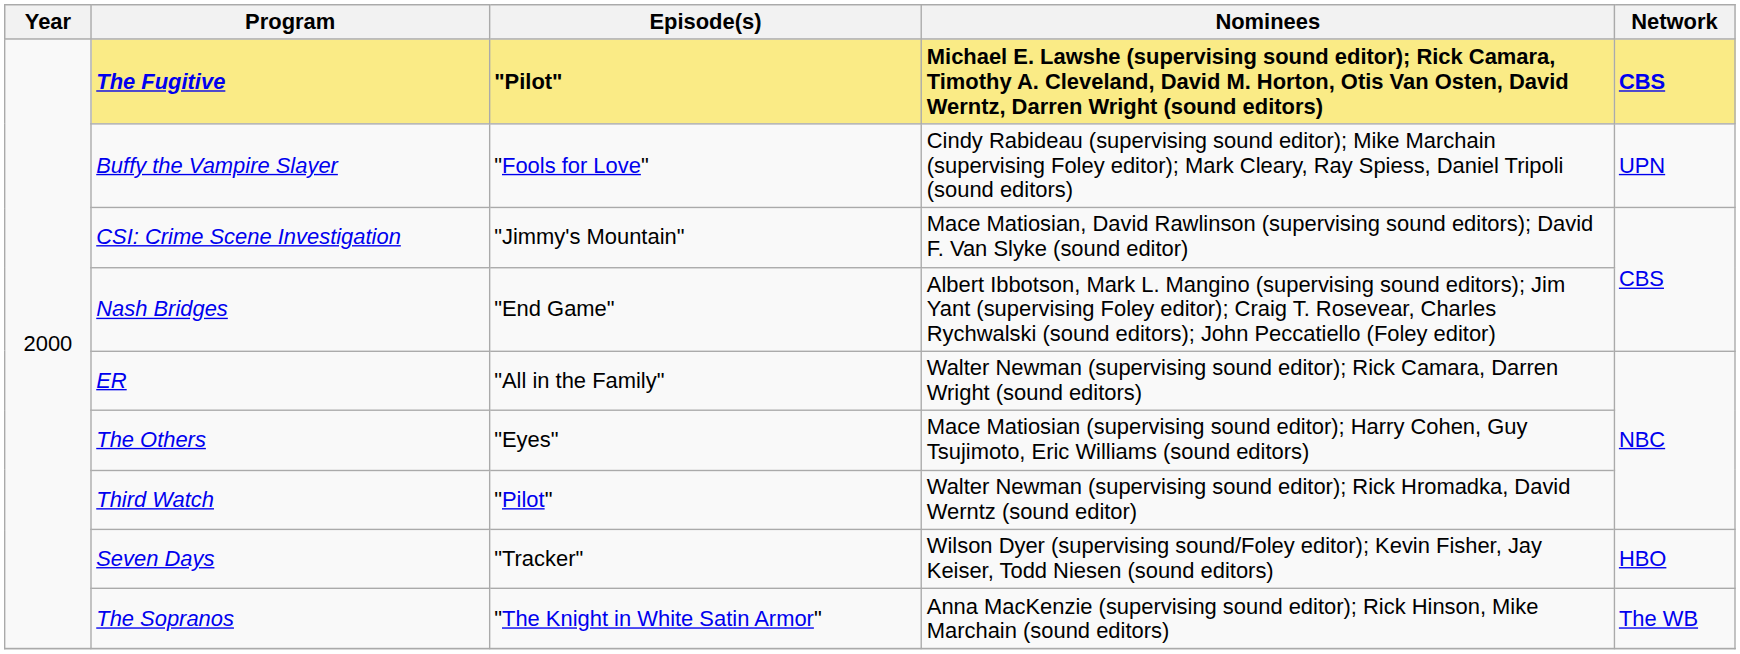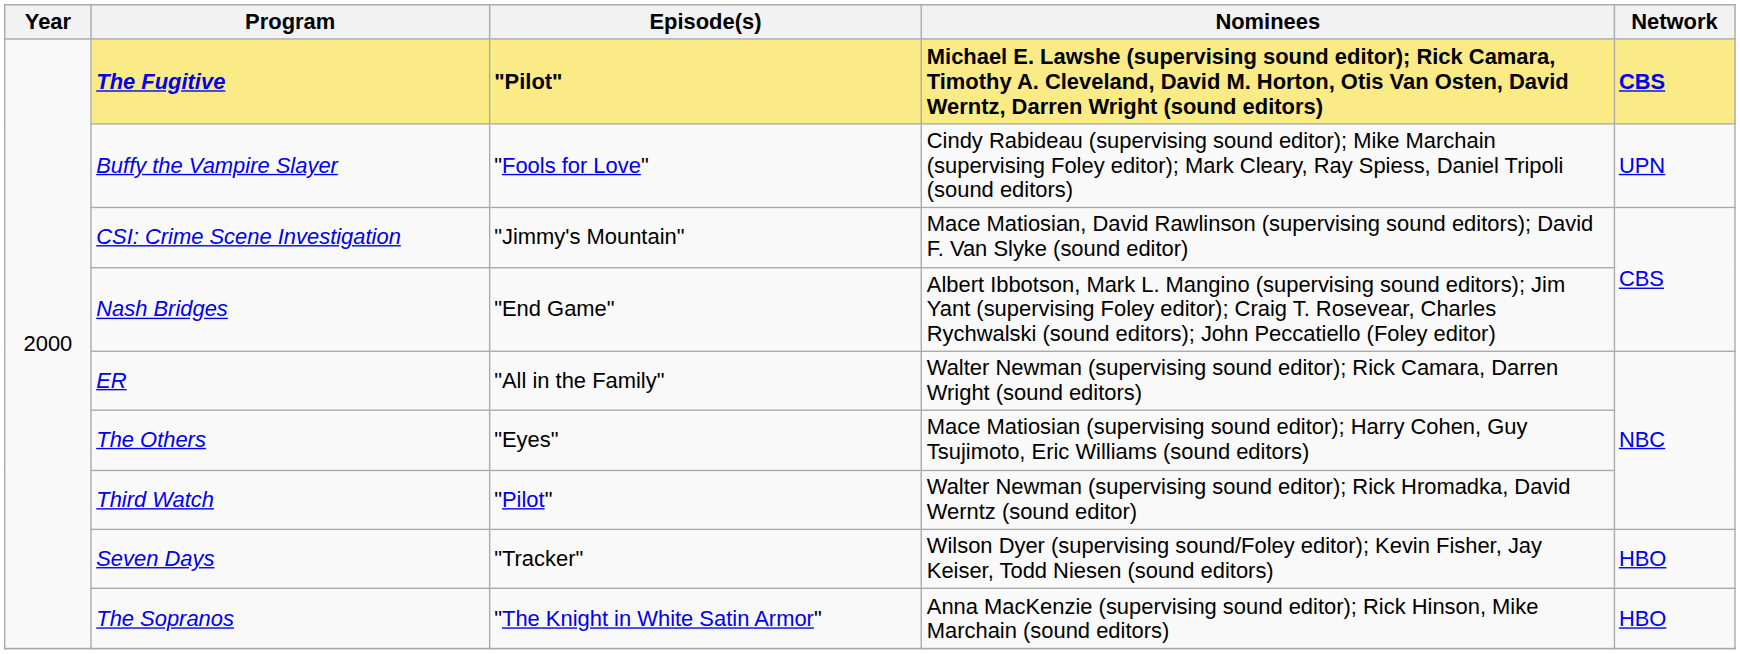(1658, 618) The WB -> (1643, 618) HBO
